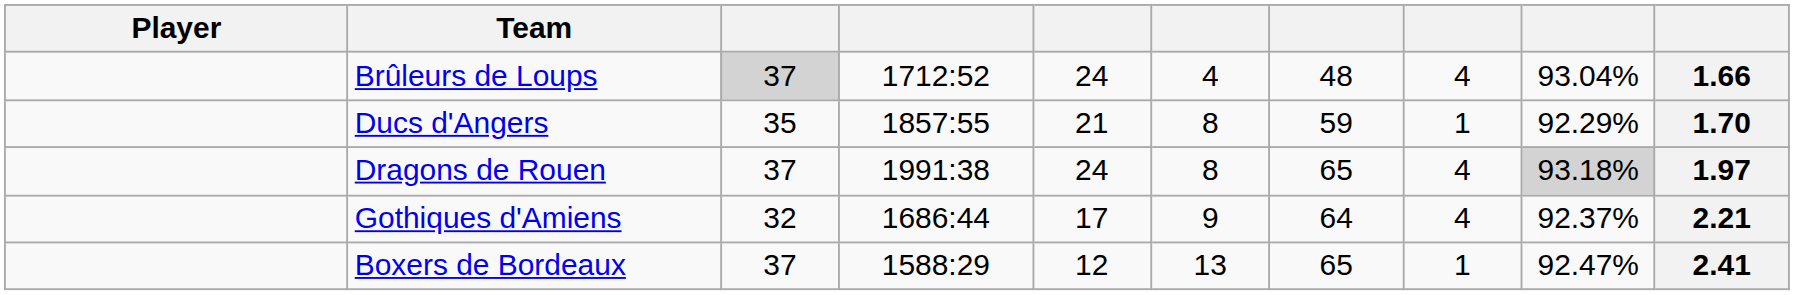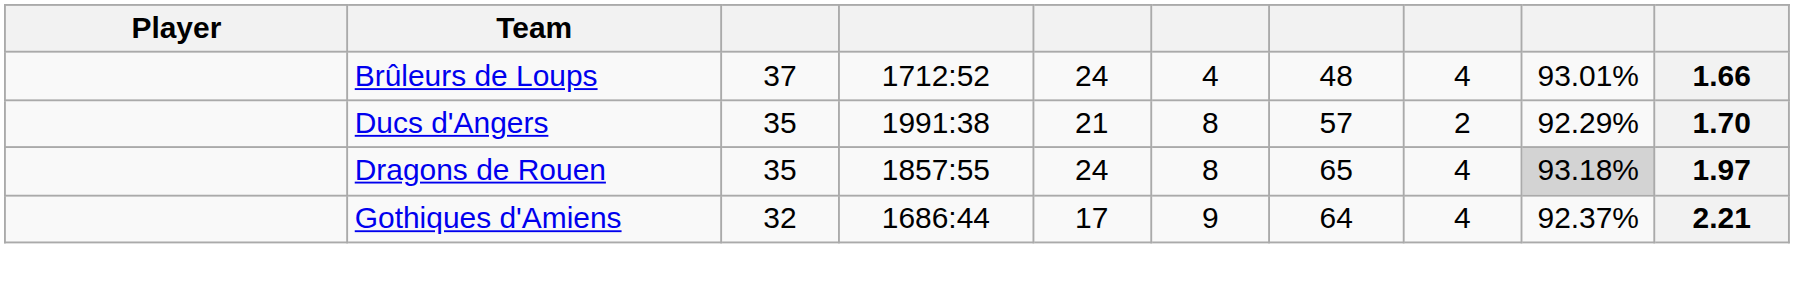(780, 75) lightgrey background -> (780, 75) no background
(1588, 75) 93.04% -> (1588, 75) 93.01%
(936, 123) 1857:55 -> (936, 123) 1991:38
(1336, 123) 59 -> (1336, 123) 57
(1462, 123) 1 -> (1462, 123) 2
(780, 170) 37 -> (780, 170) 35
(936, 170) 1991:38 -> (936, 170) 1857:55
- row: (490, 265)
